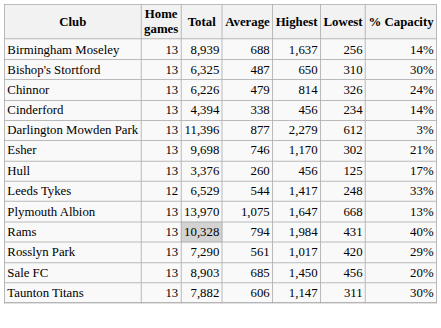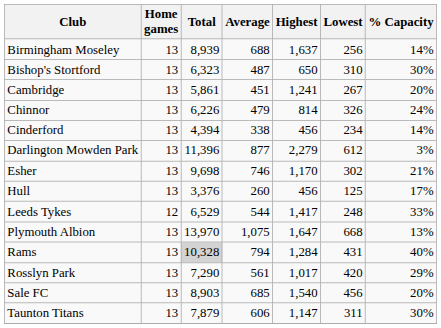(205, 69) 6,325 -> (205, 69) 6,323
+ row: (36, 89)
(303, 232) 1,984 -> (303, 252) 1,284
(303, 272) 1,450 -> (303, 292) 1,540
(205, 292) 7,882 -> (205, 313) 7,879
